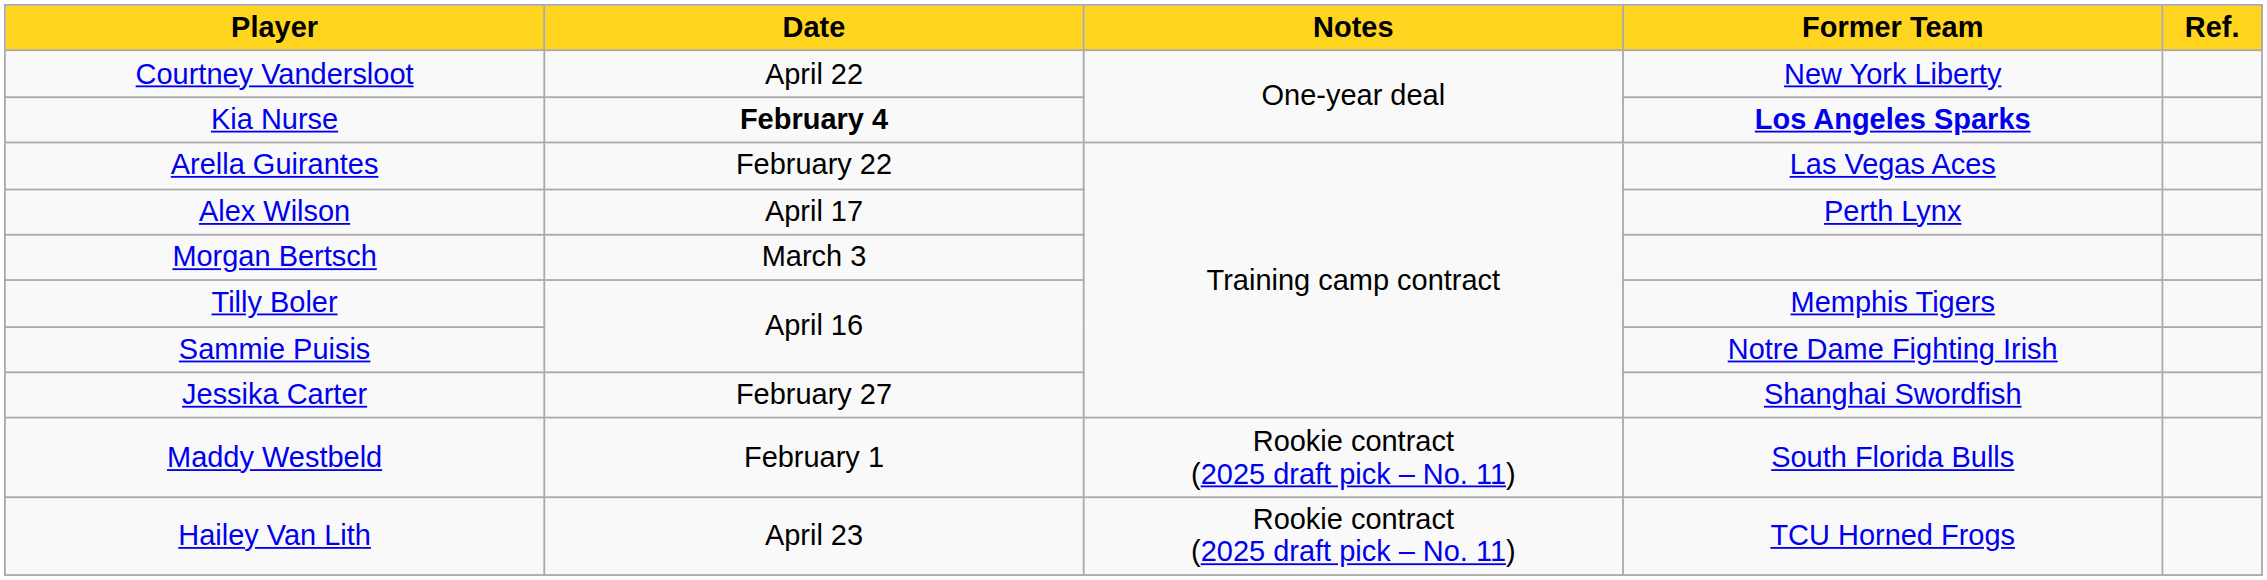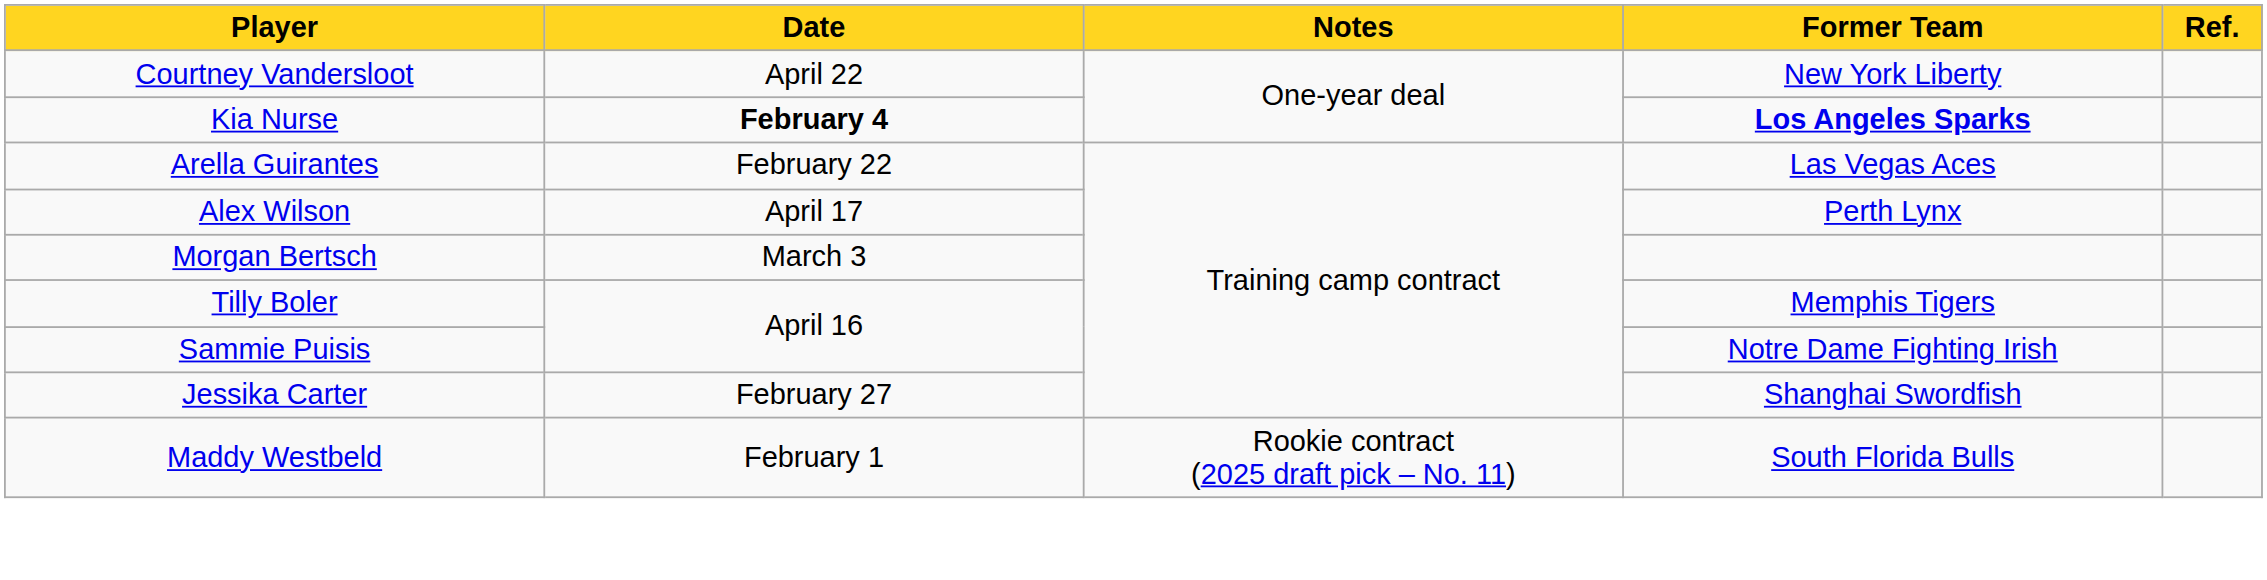- row: (275, 535)
